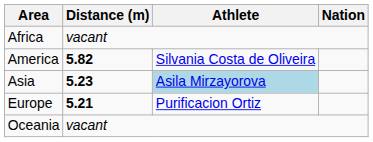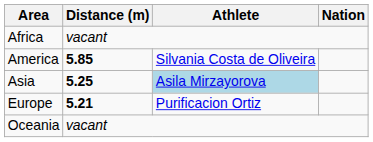(79, 59) 5.82 -> (79, 59) 5.85
(79, 81) 5.23 -> (79, 81) 5.25
